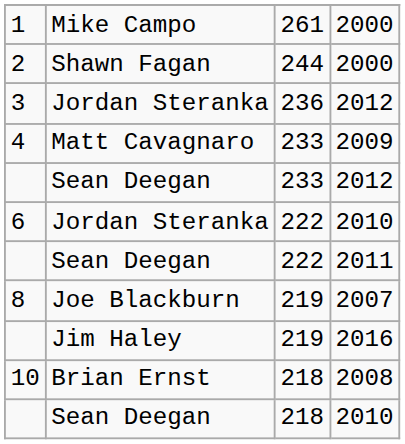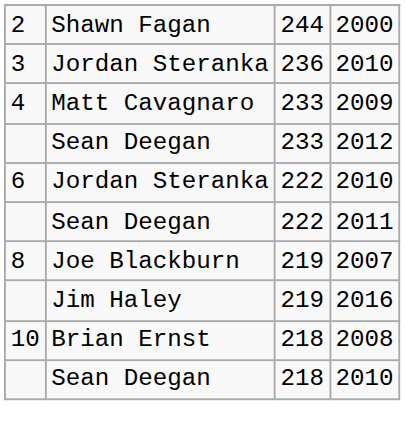- row: (18, 25)
(364, 103) 2012 -> (364, 64) 2010
